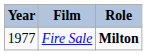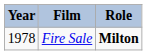(21, 38) 1977 -> (21, 38) 1978
